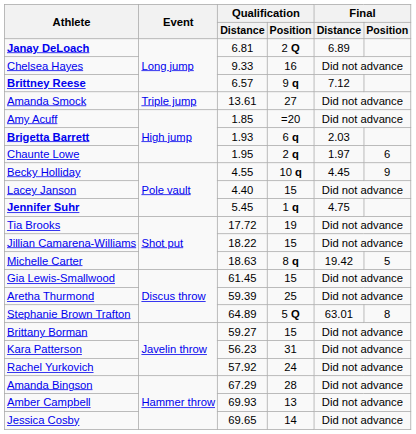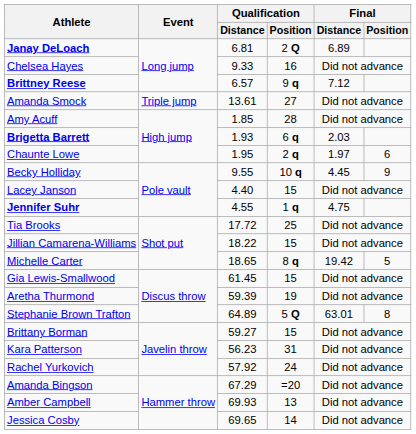(291, 119) =20 -> (291, 119) 28
(242, 172) 4.55 -> (242, 172) 9.55
(242, 208) 5.45 -> (242, 208) 4.55
(291, 226) 19 -> (291, 226) 25
(242, 261) 18.63 -> (242, 261) 18.65
(291, 297) 25 -> (291, 297) 19
(291, 385) 28 -> (291, 385) =20
